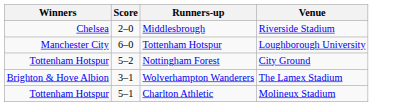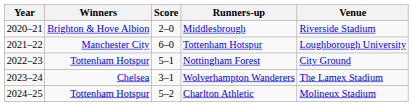+ column: (25, 12)
(93, 28) Chelsea -> (98, 28) Brighton & Hove Albion
(126, 61) 5–2 -> (166, 61) 5–1
(58, 77) Brighton & Hove Albion -> (133, 77) Chelsea
(126, 93) 5–1 -> (166, 93) 5–2
